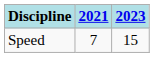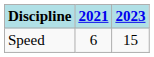(93, 40) 7 -> (93, 40) 6
